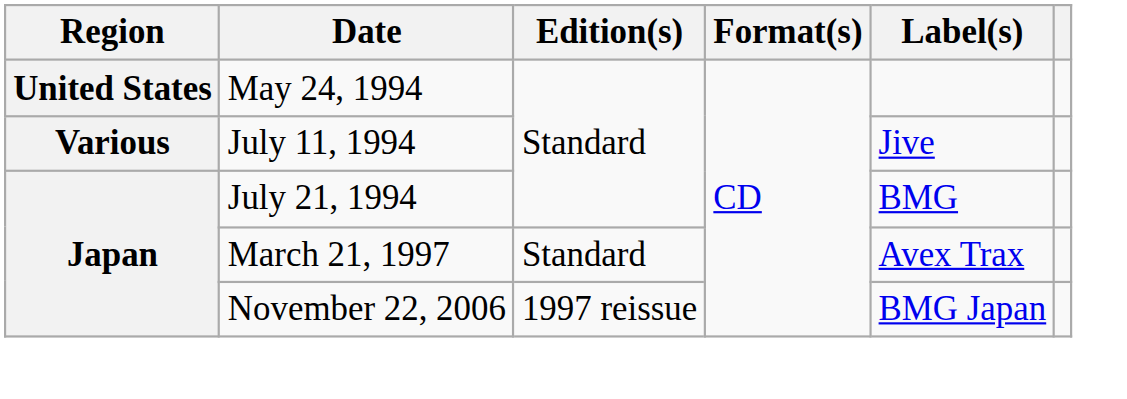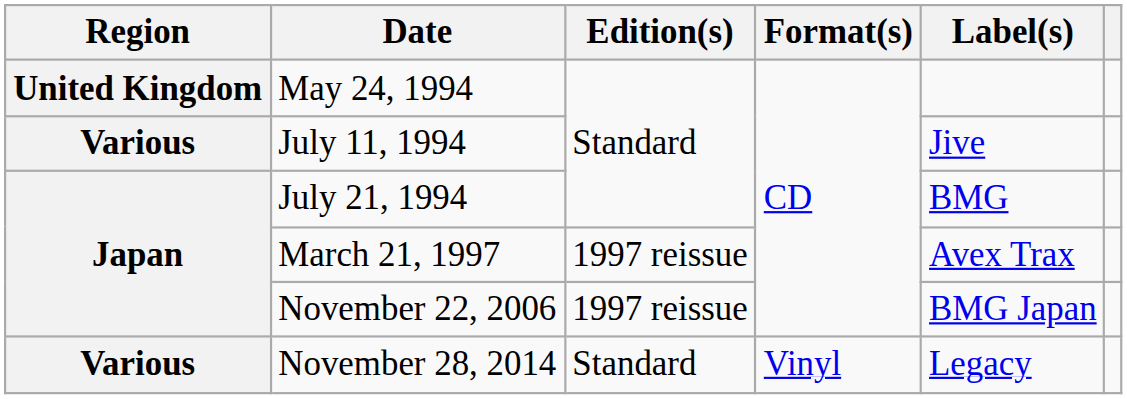(112, 87) United States -> (138, 87) United Kingdom
(584, 253) Standard -> (660, 253) 1997 reissue
+ row: (417, 364)
